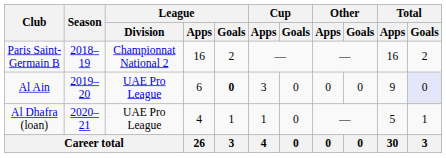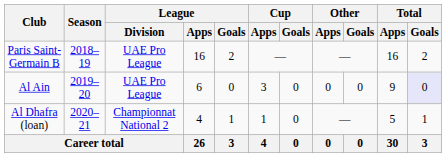(144, 56) Championnat National 2 -> (144, 56) UAE Pro League
(231, 87) bold -> (231, 87) normal
(144, 119) UAE Pro League -> (144, 119) Championnat National 2
